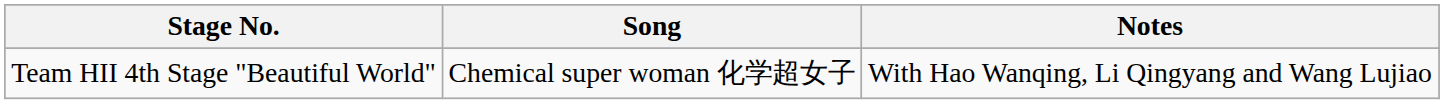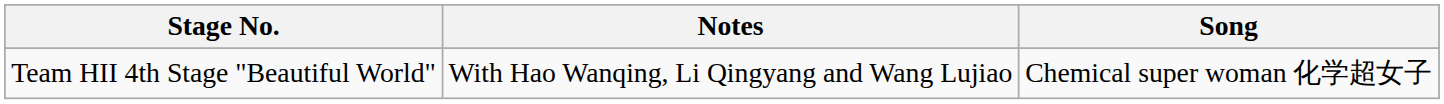columns swapped: (652, 26) <-> (1150, 26)
